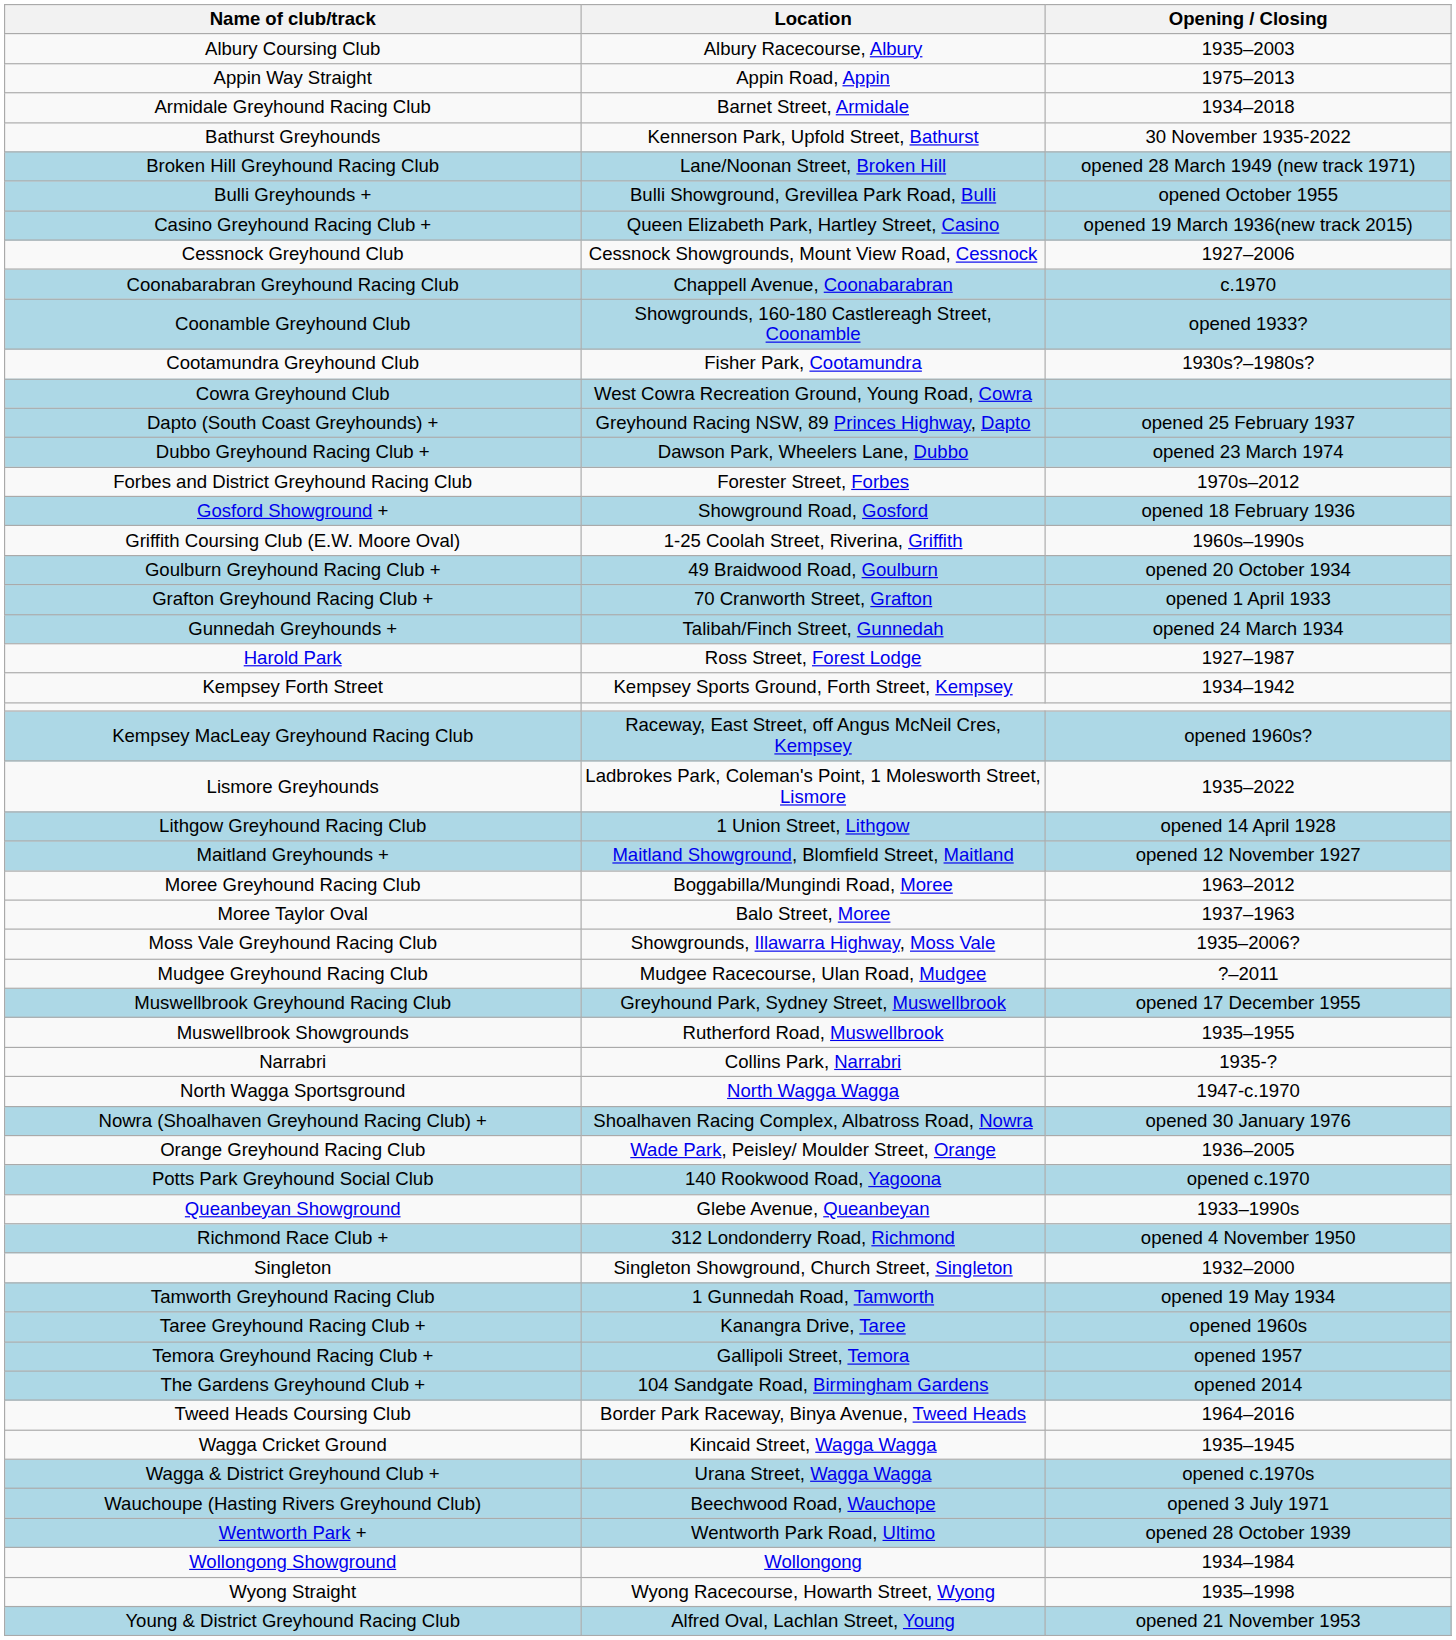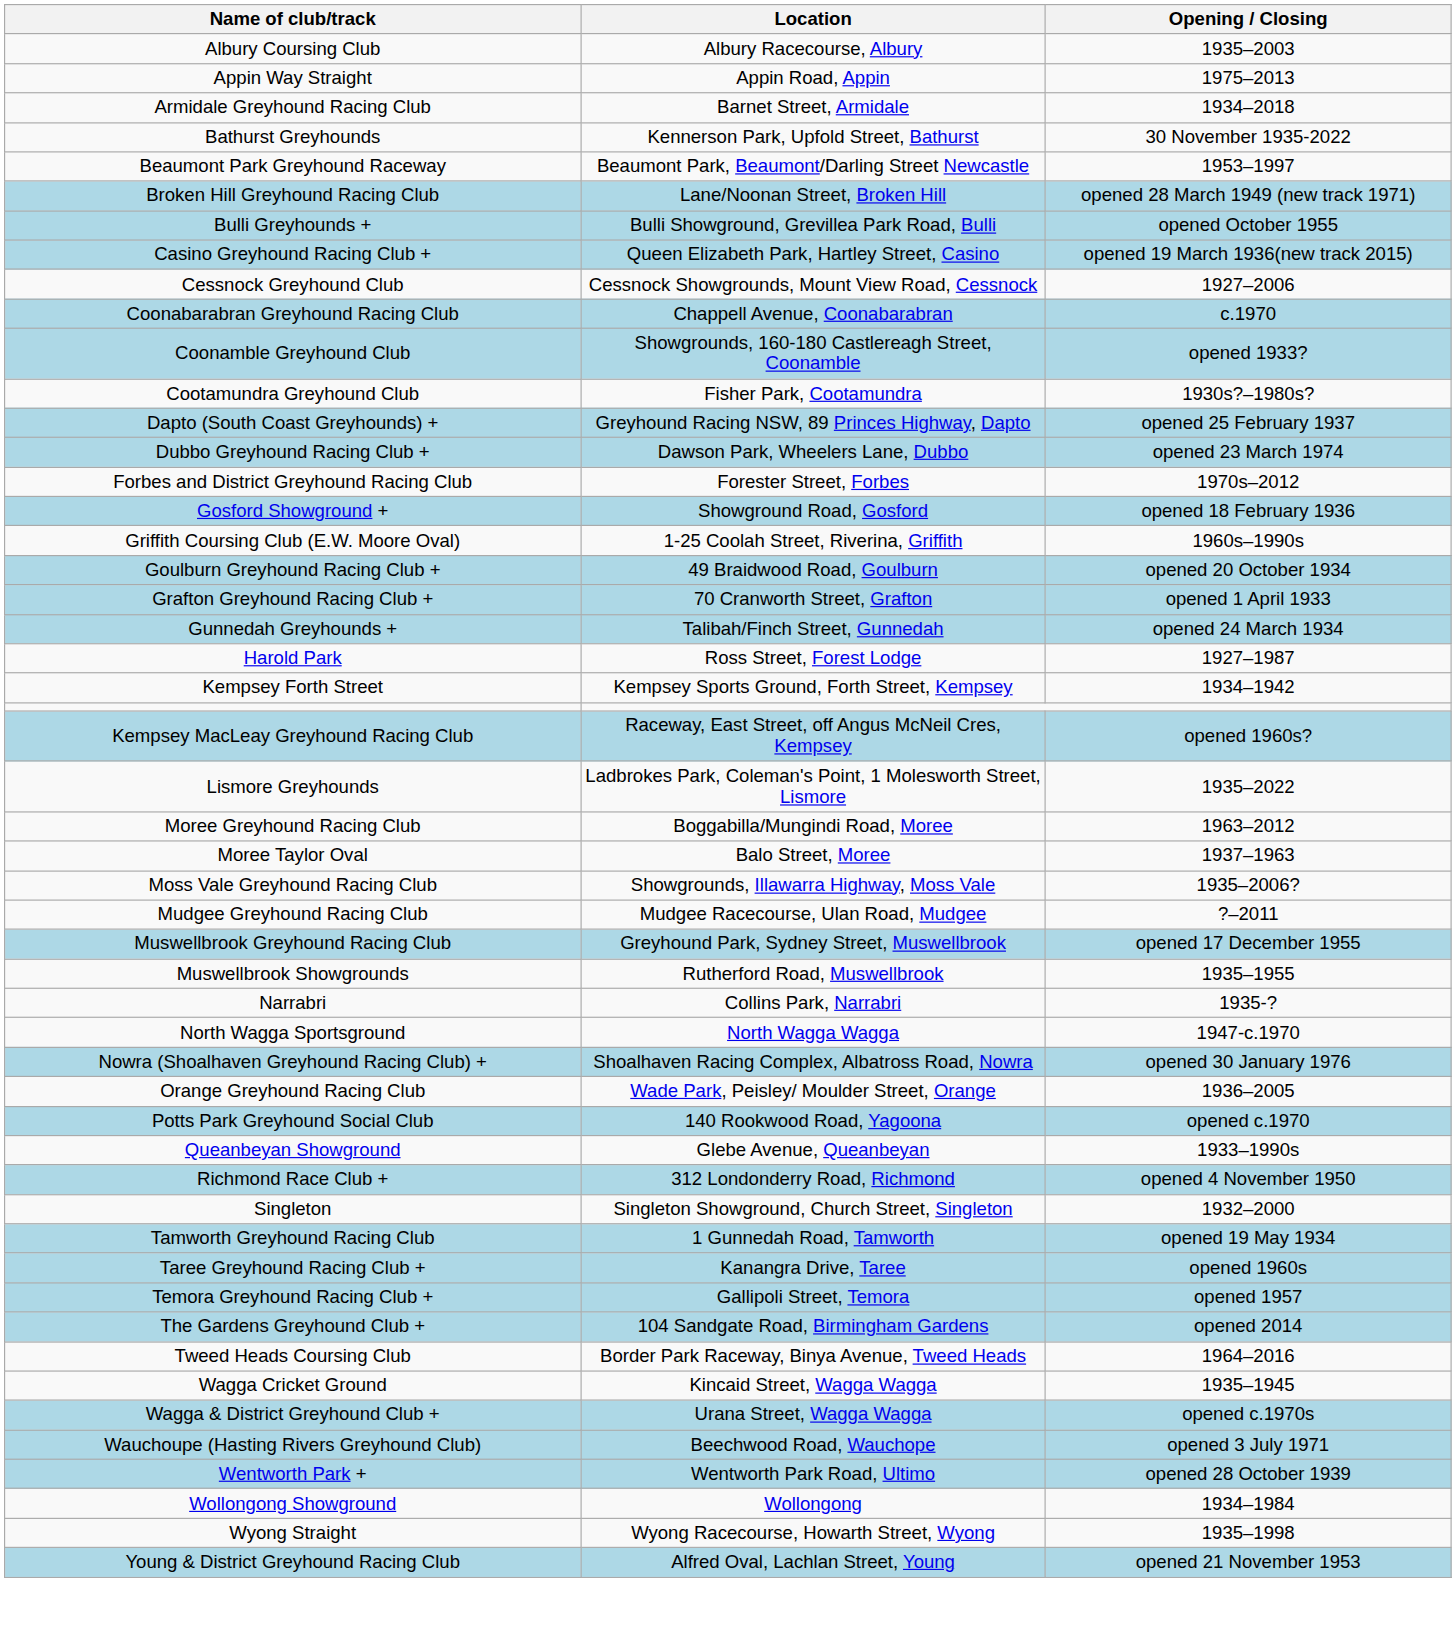+ row: (293, 166)
- row: (293, 393)
- row: (293, 826)
- row: (293, 855)
